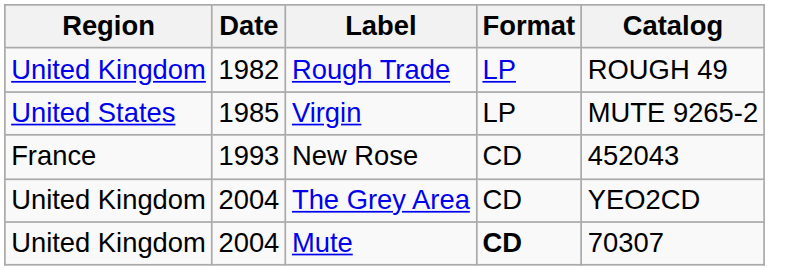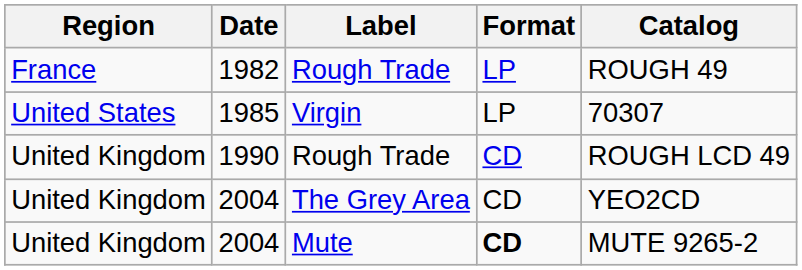(108, 69) United Kingdom -> (54, 69) France
(673, 112) MUTE 9265-2 -> (626, 112) 70307
+ row: (249, 156)
- row: (249, 156)
(626, 243) 70307 -> (673, 243) MUTE 9265-2
